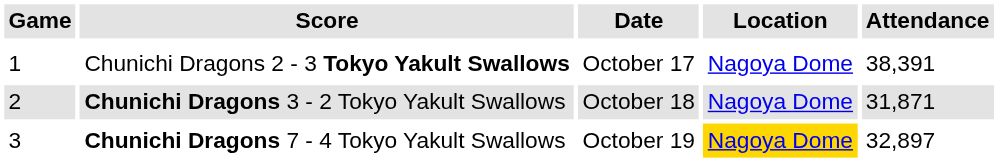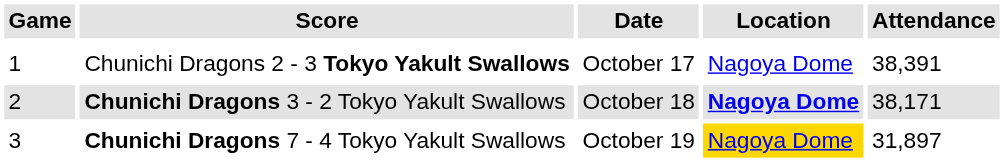(780, 102) normal -> (783, 102) bold
(901, 102) 31,871 -> (907, 102) 38,171
(901, 140) 32,897 -> (907, 140) 31,897
